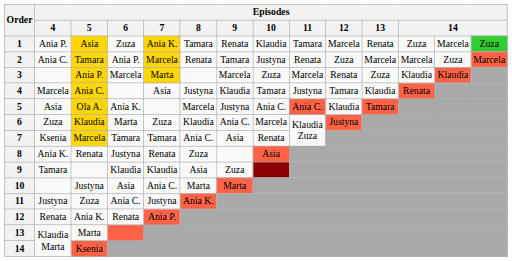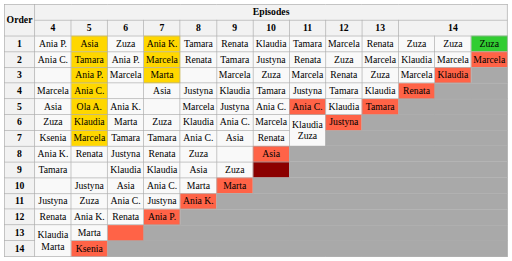(453, 43) Marcela -> (453, 43) Zuza
(417, 59) Marcela -> (417, 59) Klaudia
(453, 59) Zuza -> (453, 59) Marcela
(417, 75) Klaudia -> (417, 75) Marcela
